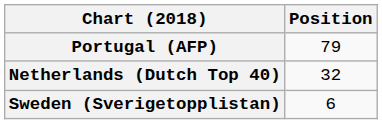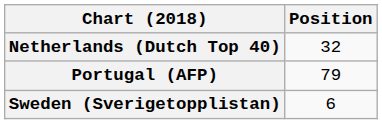rows swapped: (145, 76) <-> (145, 47)
